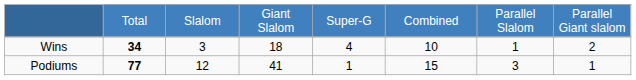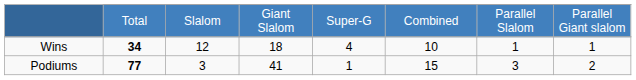(202, 47) 3 -> (202, 47) 12
(592, 47) 2 -> (592, 47) 1
(202, 66) 12 -> (202, 66) 3
(592, 66) 1 -> (592, 66) 2
